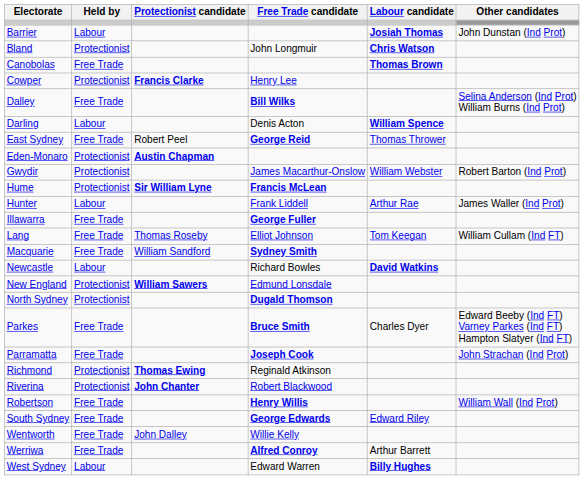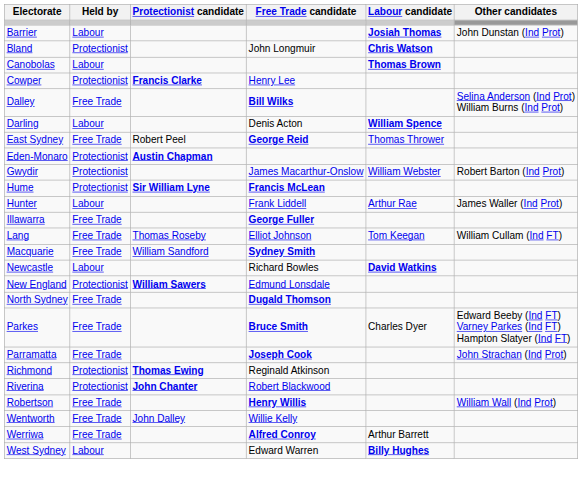(99, 65) Free Trade -> (88, 65) Labour
(102, 300) Protectionist -> (97, 300) Free Trade
- row: (38, 418)
